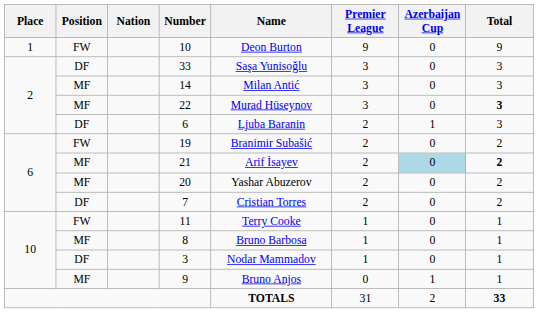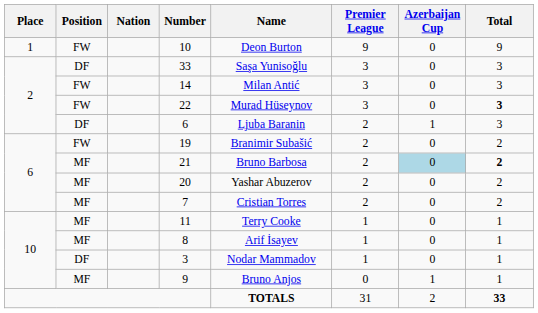(82, 86) MF -> (82, 86) FW
(82, 105) MF -> (82, 105) FW
(271, 163) Arif İsayev -> (271, 163) Bruno Barbosa
(82, 201) DF -> (82, 201) MF
(82, 221) FW -> (82, 221) MF
(271, 240) Bruno Barbosa -> (271, 240) Arif İsayev
